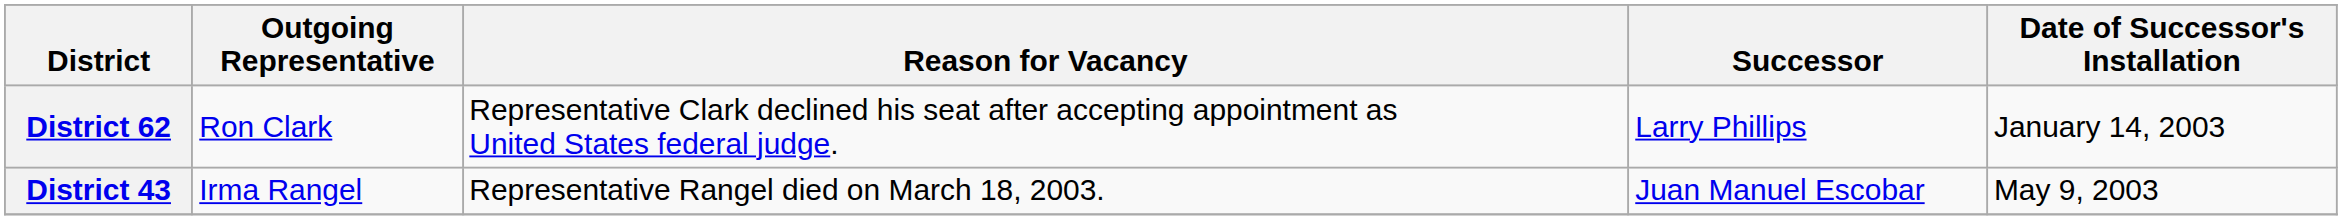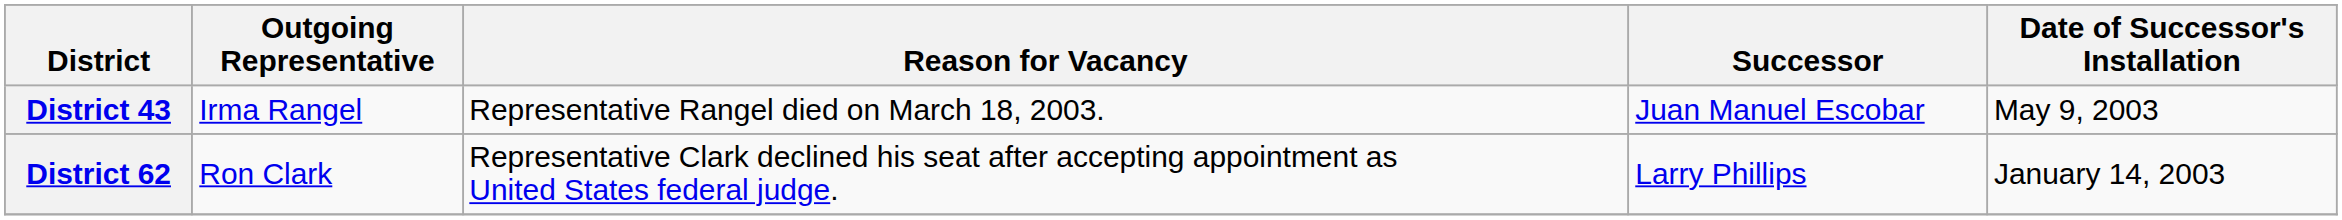rows swapped: (99, 190) <-> (99, 126)
